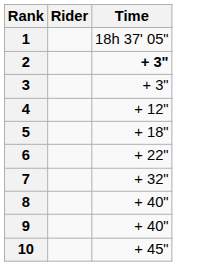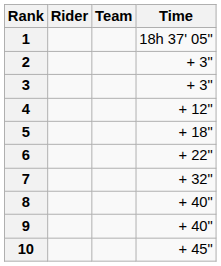+ column: (114, 16)
(155, 62) bold -> (200, 62) normal
